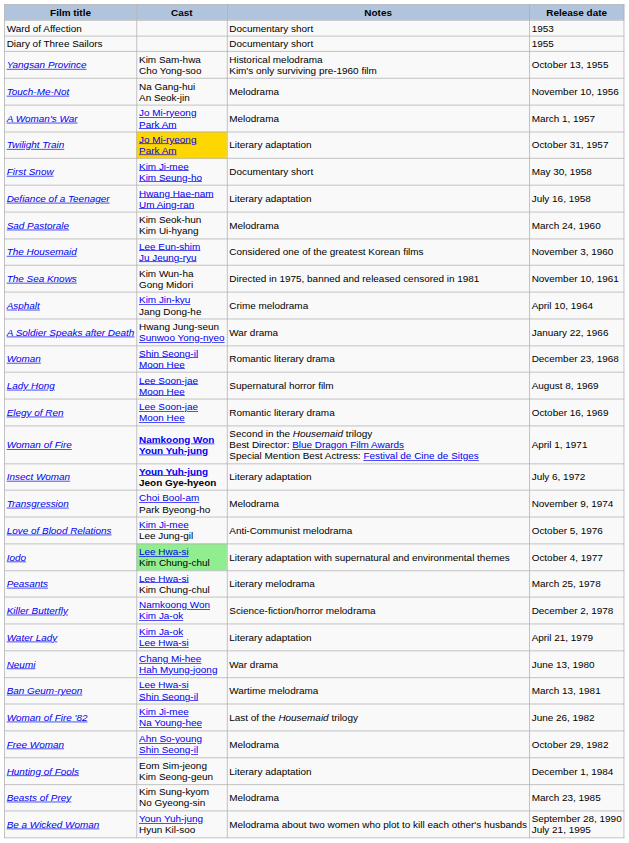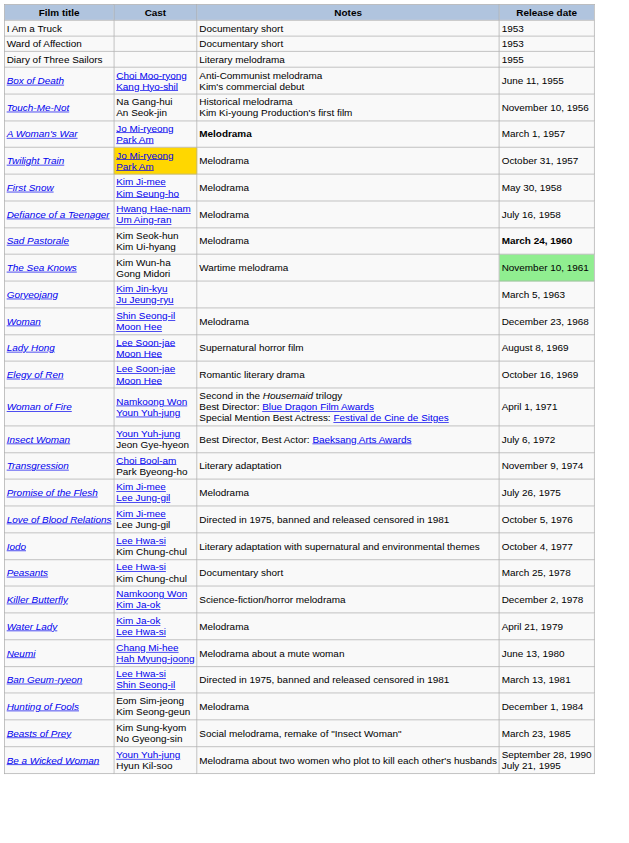+ row: (34, 28)
(271, 44) Documentary short -> (242, 60) Literary melodrama
+ row: (35, 81)
- row: (47, 65)
(254, 92) Melodrama -> (276, 108) Historical melodrama Kim Ki-young Production's first film
(254, 119) normal -> (225, 134) bold
(270, 145) Literary adaptation -> (224, 161) Melodrama
(271, 172) Documentary short -> (224, 188) Melodrama
(270, 199) Literary adaptation -> (224, 215) Melodrama
(566, 226) normal -> (537, 241) bold
- row: (42, 252)
(354, 279) Directed in 1975, banned and released censored in 1981 -> (244, 268) Wartime melodrama
(575, 279) no background -> (545, 268) lightgreen background
+ row: (32, 295)
- row: (23, 306)
- row: (71, 333)
(282, 359) Romantic literary drama -> (224, 322) Melodrama
(177, 445) bold -> (152, 407) normal
(178, 477) bold -> (153, 440) normal
(270, 477) Literary adaptation -> (305, 440) Best Director, Best Actor: Baeksang Arts Awards
(254, 504) Melodrama -> (240, 466) Literary adaptation
+ row: (52, 493)
(291, 531) Anti-Communist melodrama -> (324, 520) Directed in 1975, banned and released censored in 1981
(174, 558) lightgreen background -> (152, 546) no background
(272, 584) Literary melodrama -> (241, 573) Documentary short
(270, 638) Literary adaptation -> (224, 627) Melodrama
(254, 664) War drama -> (272, 653) Melodrama about a mute woman
(274, 691) Wartime melodrama -> (324, 680) Directed in 1975, banned and released censored in 1981
- row: (47, 718)
- row: (35, 745)
(270, 771) Literary adaptation -> (224, 707) Melodrama
(254, 798) Melodrama -> (300, 734) Social melodrama, remake of "Insect Woman"
